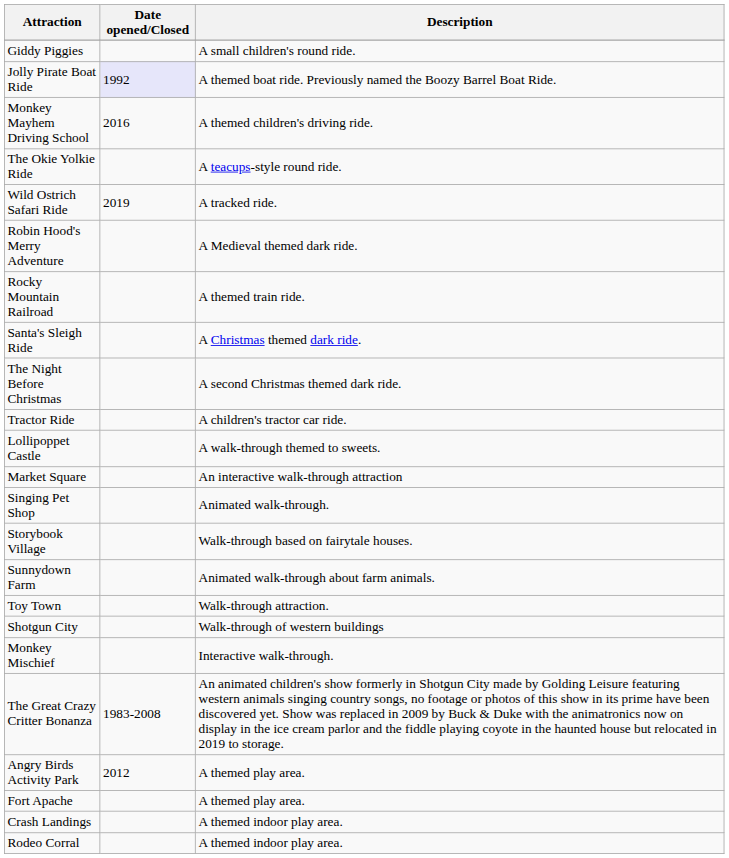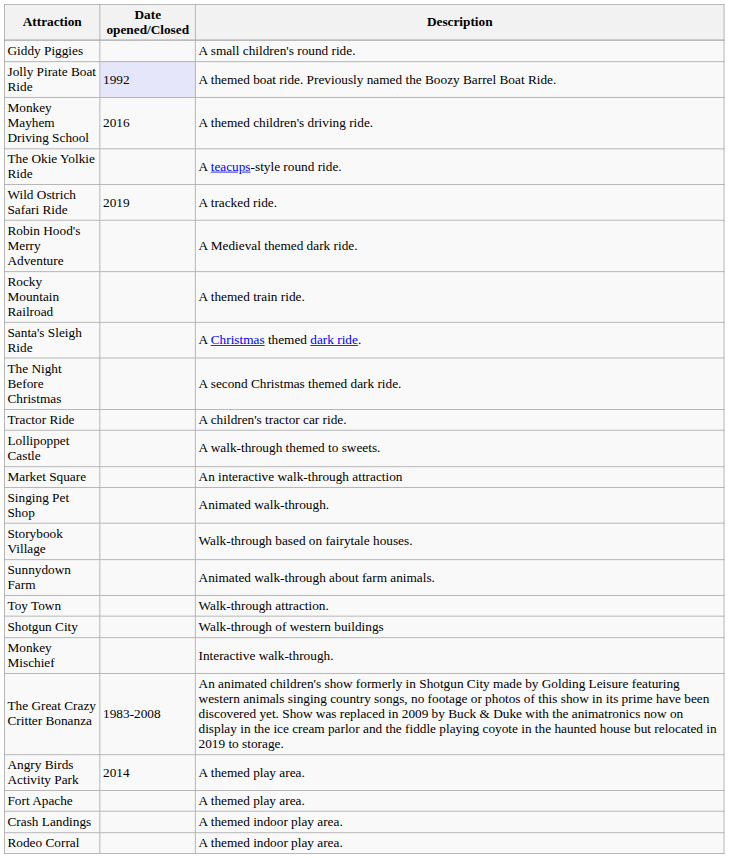(116, 772) 2012 -> (116, 772) 2014
